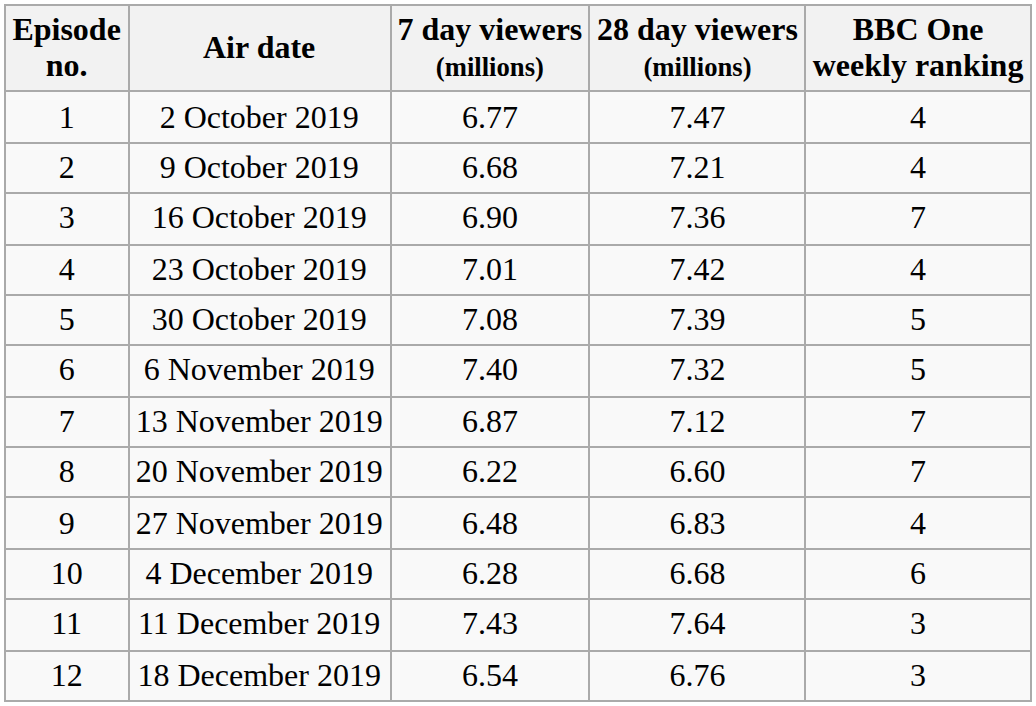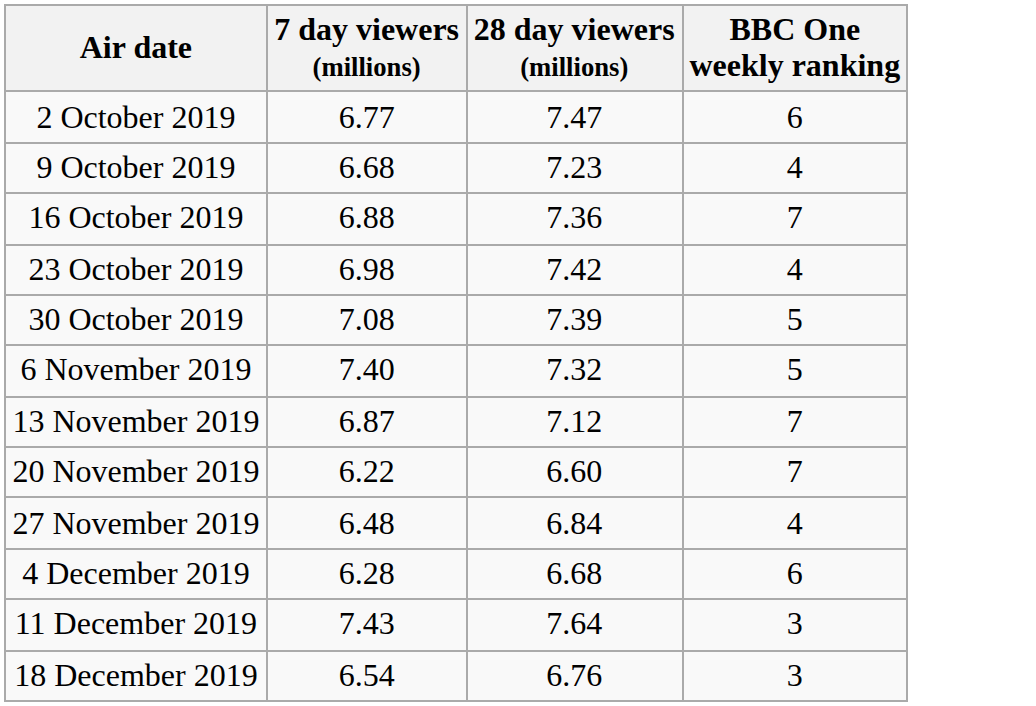- column: (67, 47)
(918, 116) 4 -> (795, 116) 6
(698, 167) 7.21 -> (574, 167) 7.23
(490, 218) 6.90 -> (367, 218) 6.88
(490, 268) 7.01 -> (367, 268) 6.98
(698, 522) 6.83 -> (574, 522) 6.84
